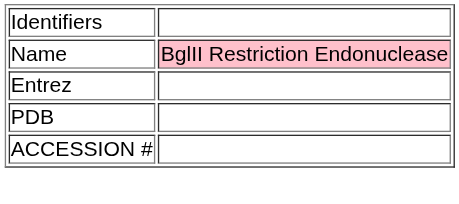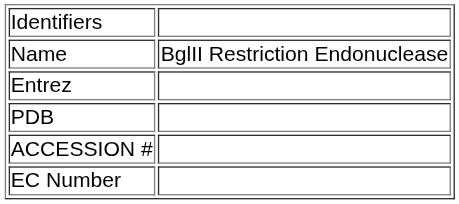(304, 54) pink background -> (304, 54) no background
+ row: (66, 180)
